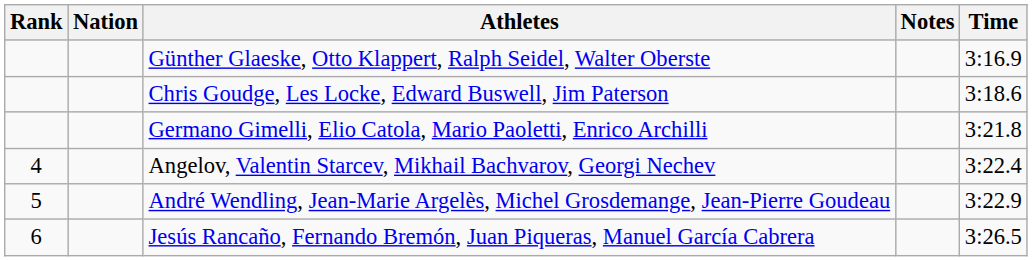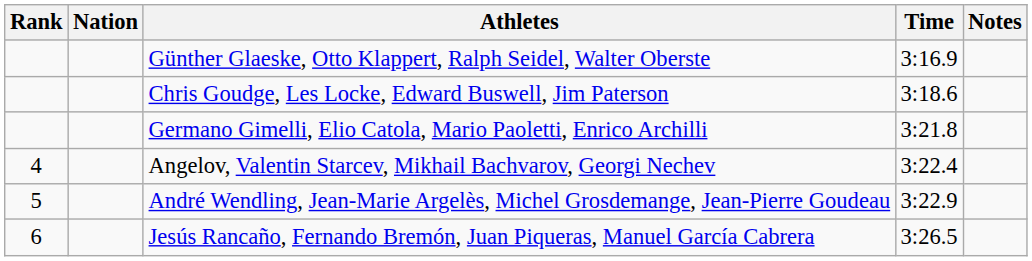columns swapped: (993, 22) <-> (928, 22)
